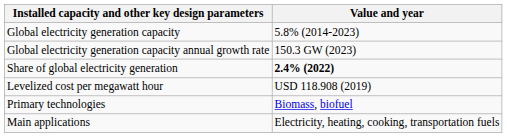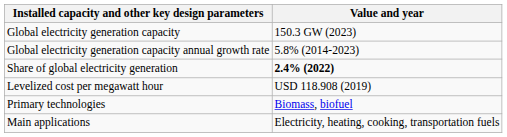(317, 31) 5.8% (2014-2023) -> (315, 31) 150.3 GW (2023)
(315, 50) 150.3 GW (2023) -> (317, 50) 5.8% (2014-2023)
